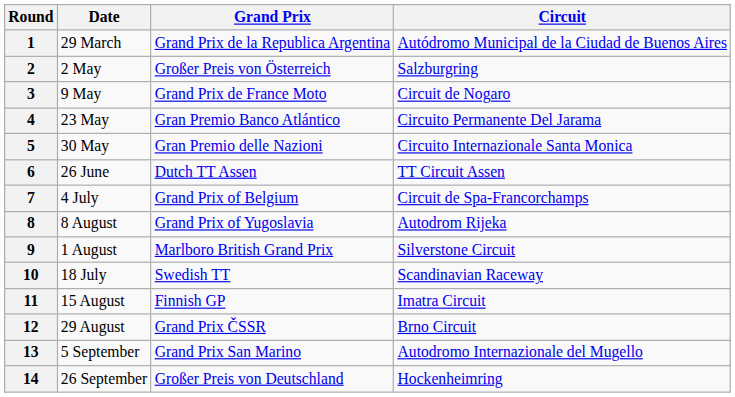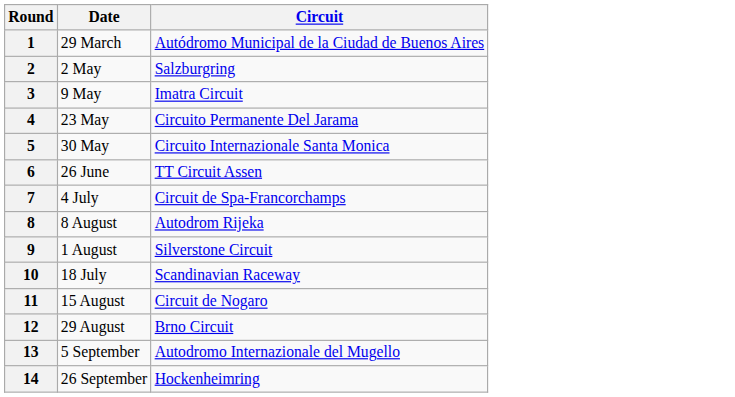- column: (272, 16)
(454, 94) Circuit de Nogaro -> (199, 94) Imatra Circuit
(442, 300) Imatra Circuit -> (211, 300) Circuit de Nogaro
